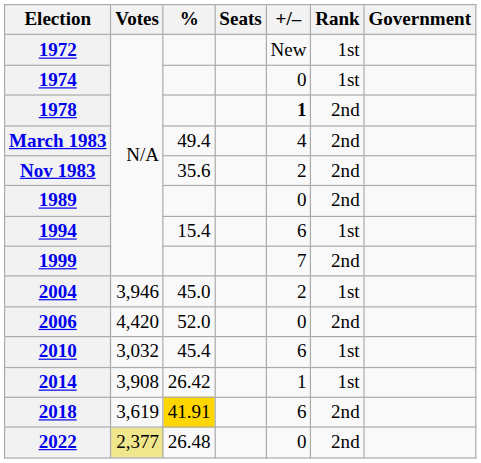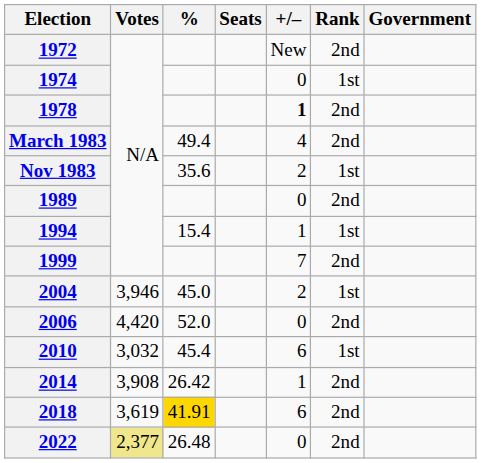(349, 49) 1st -> (345, 49) 2nd
(345, 170) 2nd -> (349, 170) 1st
(302, 230) 6 -> (302, 230) 1
(349, 381) 1st -> (345, 381) 2nd
